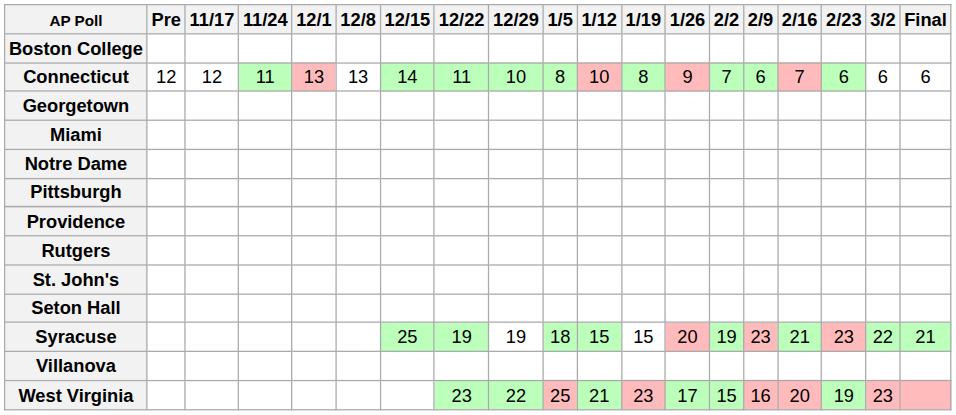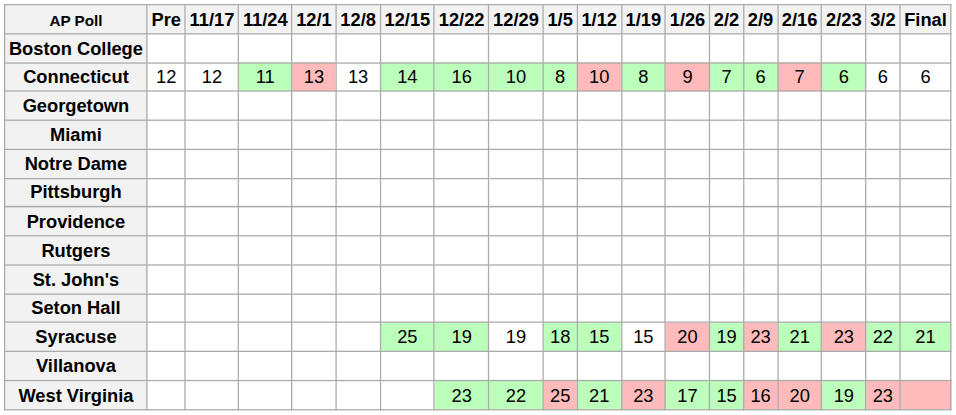(462, 77) 11 -> (462, 77) 16
